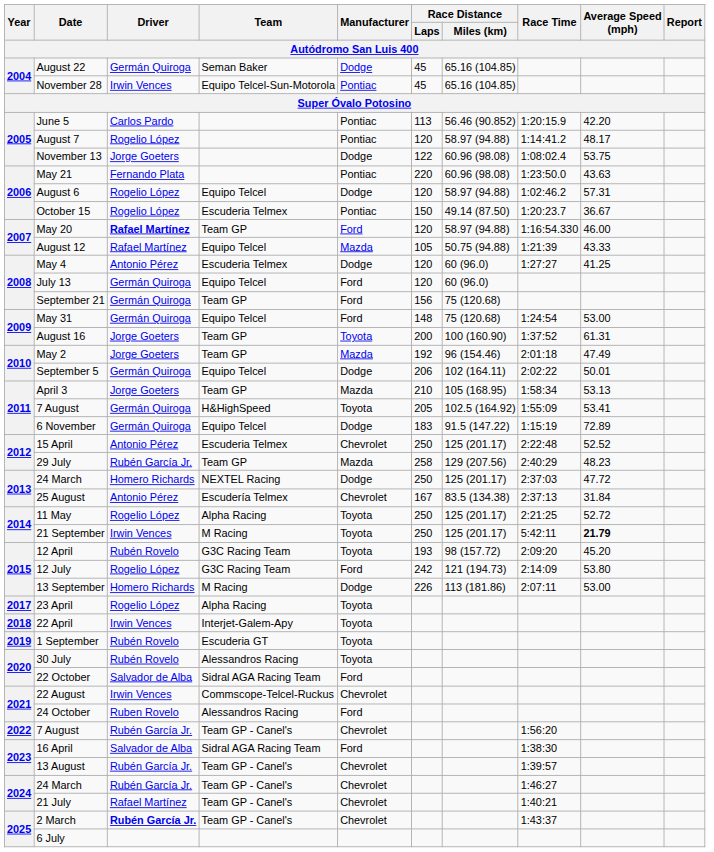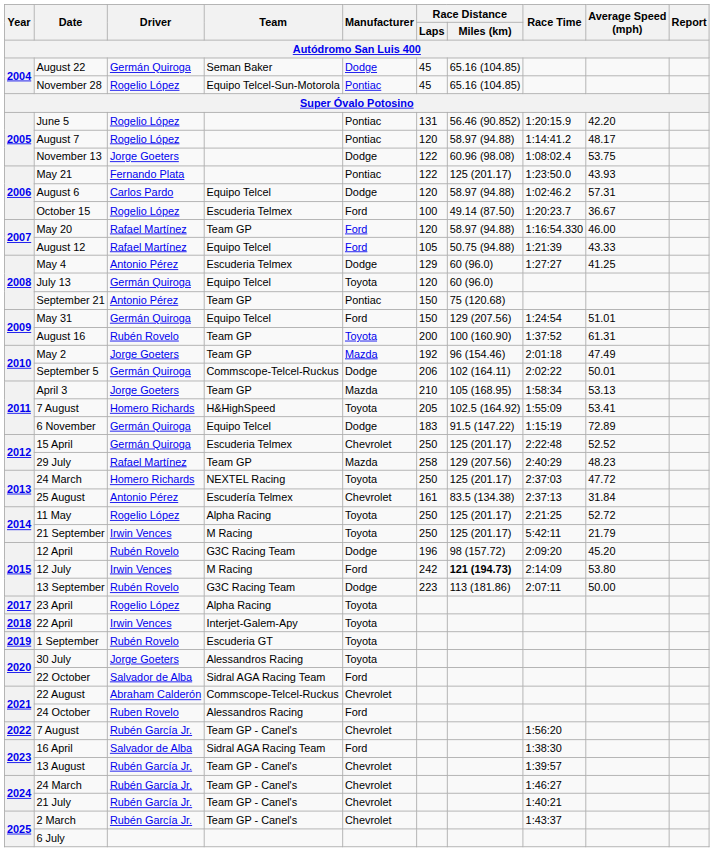(141, 85) Irwin Vences -> (145, 85) Rogelio López
(142, 121) Carlos Pardo -> (145, 121) Rogelio López
(423, 121) 113 -> (428, 121) 131
(423, 175) 220 -> (428, 175) 122
(477, 175) 60.96 (98.08) -> (480, 175) 125 (201.17)
(597, 175) 43.63 -> (602, 175) 43.93
(145, 192) Rogelio López -> (142, 192) Carlos Pardo
(358, 210) Pontiac -> (356, 210) Ford
(423, 210) 150 -> (428, 210) 100
(150, 228) bold -> (148, 228) normal
(356, 246) Mazda -> (356, 246) Ford
(423, 264) 120 -> (428, 264) 129
(351, 282) Ford -> (361, 282) Toyota
(150, 300) Germán Quiroga -> (144, 300) Antonio Pérez
(351, 300) Ford -> (363, 300) Pontiac
(423, 300) 156 -> (428, 300) 150
(423, 318) 148 -> (428, 318) 150
(473, 318) 75 (120.68) -> (480, 318) 129 (207.56)
(597, 318) 53.00 -> (602, 318) 51.01
(144, 336) Jorge Goeters -> (144, 336) Rubén Rovelo
(234, 372) Equipo Telcel -> (273, 372) Commscope-Telcel-Ruckus
(150, 408) Germán Quiroga -> (152, 408) Homero Richards
(144, 443) Antonio Pérez -> (150, 443) Germán Quiroga
(151, 461) Rubén García Jr. -> (148, 461) Rafael Martínez
(356, 479) Dodge -> (361, 479) Toyota
(423, 497) 167 -> (428, 497) 161
(597, 533) bold -> (602, 533) normal
(356, 551) Toyota -> (361, 551) Dodge
(423, 551) 193 -> (428, 551) 196
(145, 569) Rogelio López -> (141, 569) Irwin Vences
(246, 569) G3C Racing Team -> (229, 569) M Racing
(476, 569) normal -> (480, 569) bold
(152, 587) Homero Richards -> (144, 587) Rubén Rovelo
(225, 587) M Racing -> (251, 587) G3C Racing Team
(423, 587) 226 -> (428, 587) 223
(597, 587) 53.00 -> (602, 587) 50.00
(144, 659) Rubén Rovelo -> (144, 659) Jorge Goeters
(141, 695) Irwin Vences -> (156, 695) Abraham Calderón
(148, 802) Rafael Martínez -> (151, 802) Rubén García Jr.
(153, 820) bold -> (151, 820) normal
